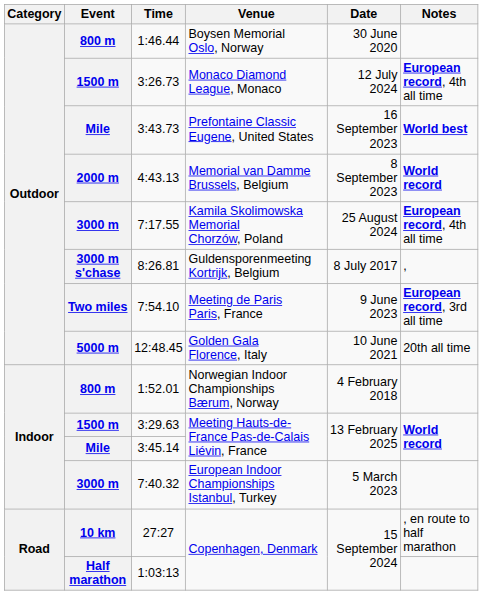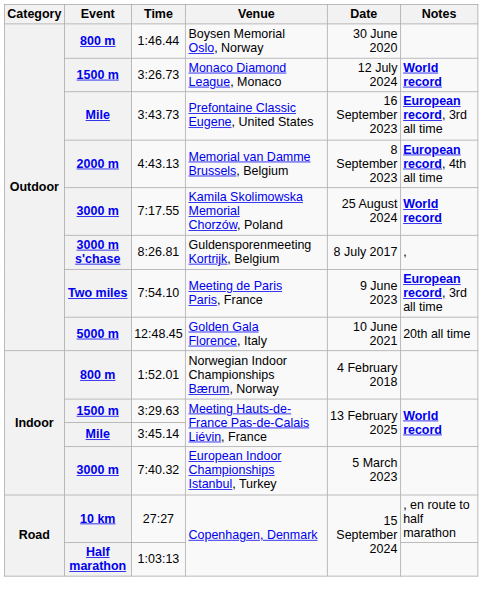(435, 82) European record, 4th all time -> (423, 75) World record
(435, 129) World best -> (435, 115) European record, 3rd all time
(423, 177) World record -> (435, 163) European record, 4th all time
(435, 225) European record, 4th all time -> (423, 211) World record
